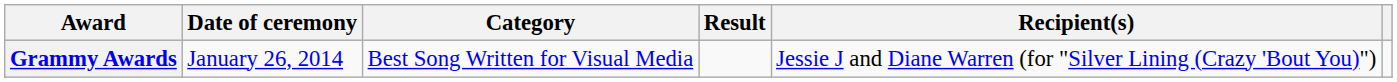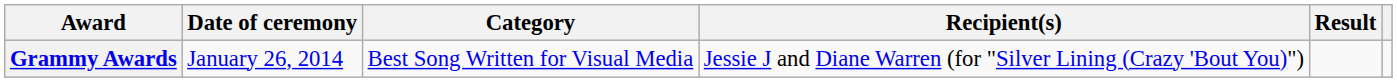columns swapped: (1076, 22) <-> (735, 22)
